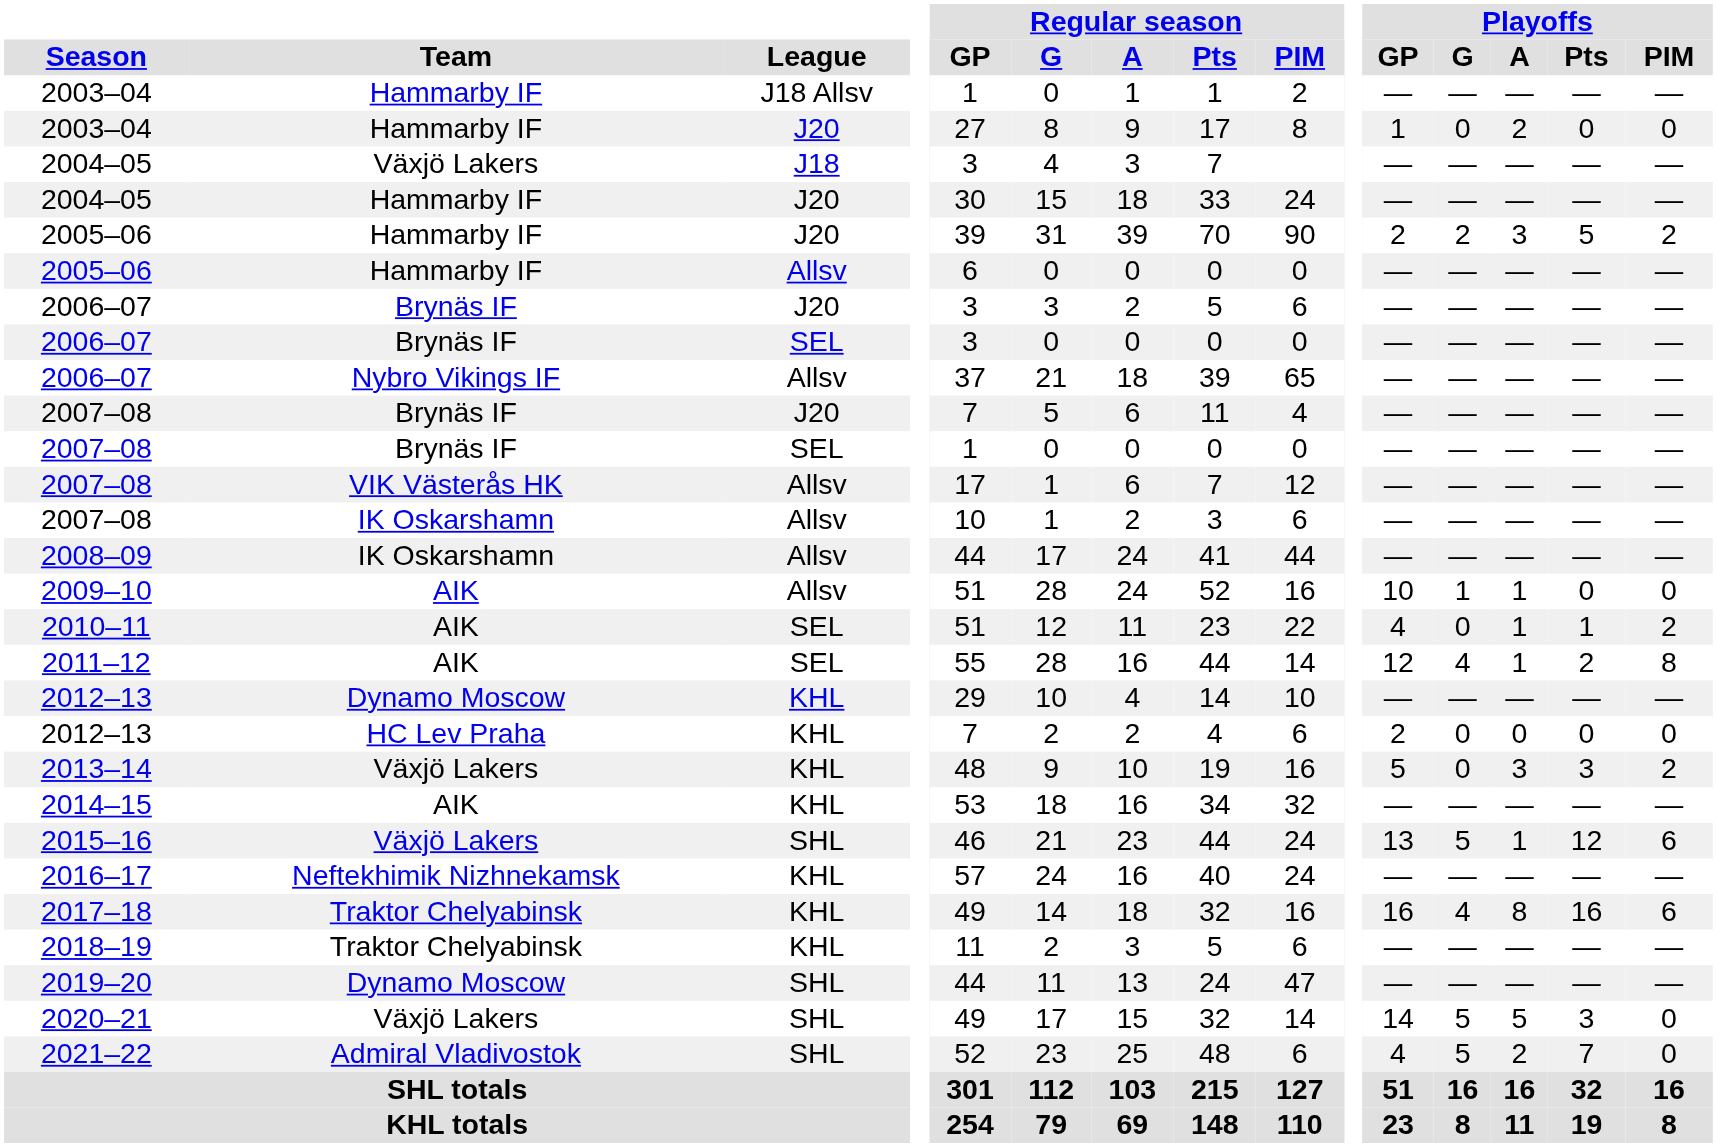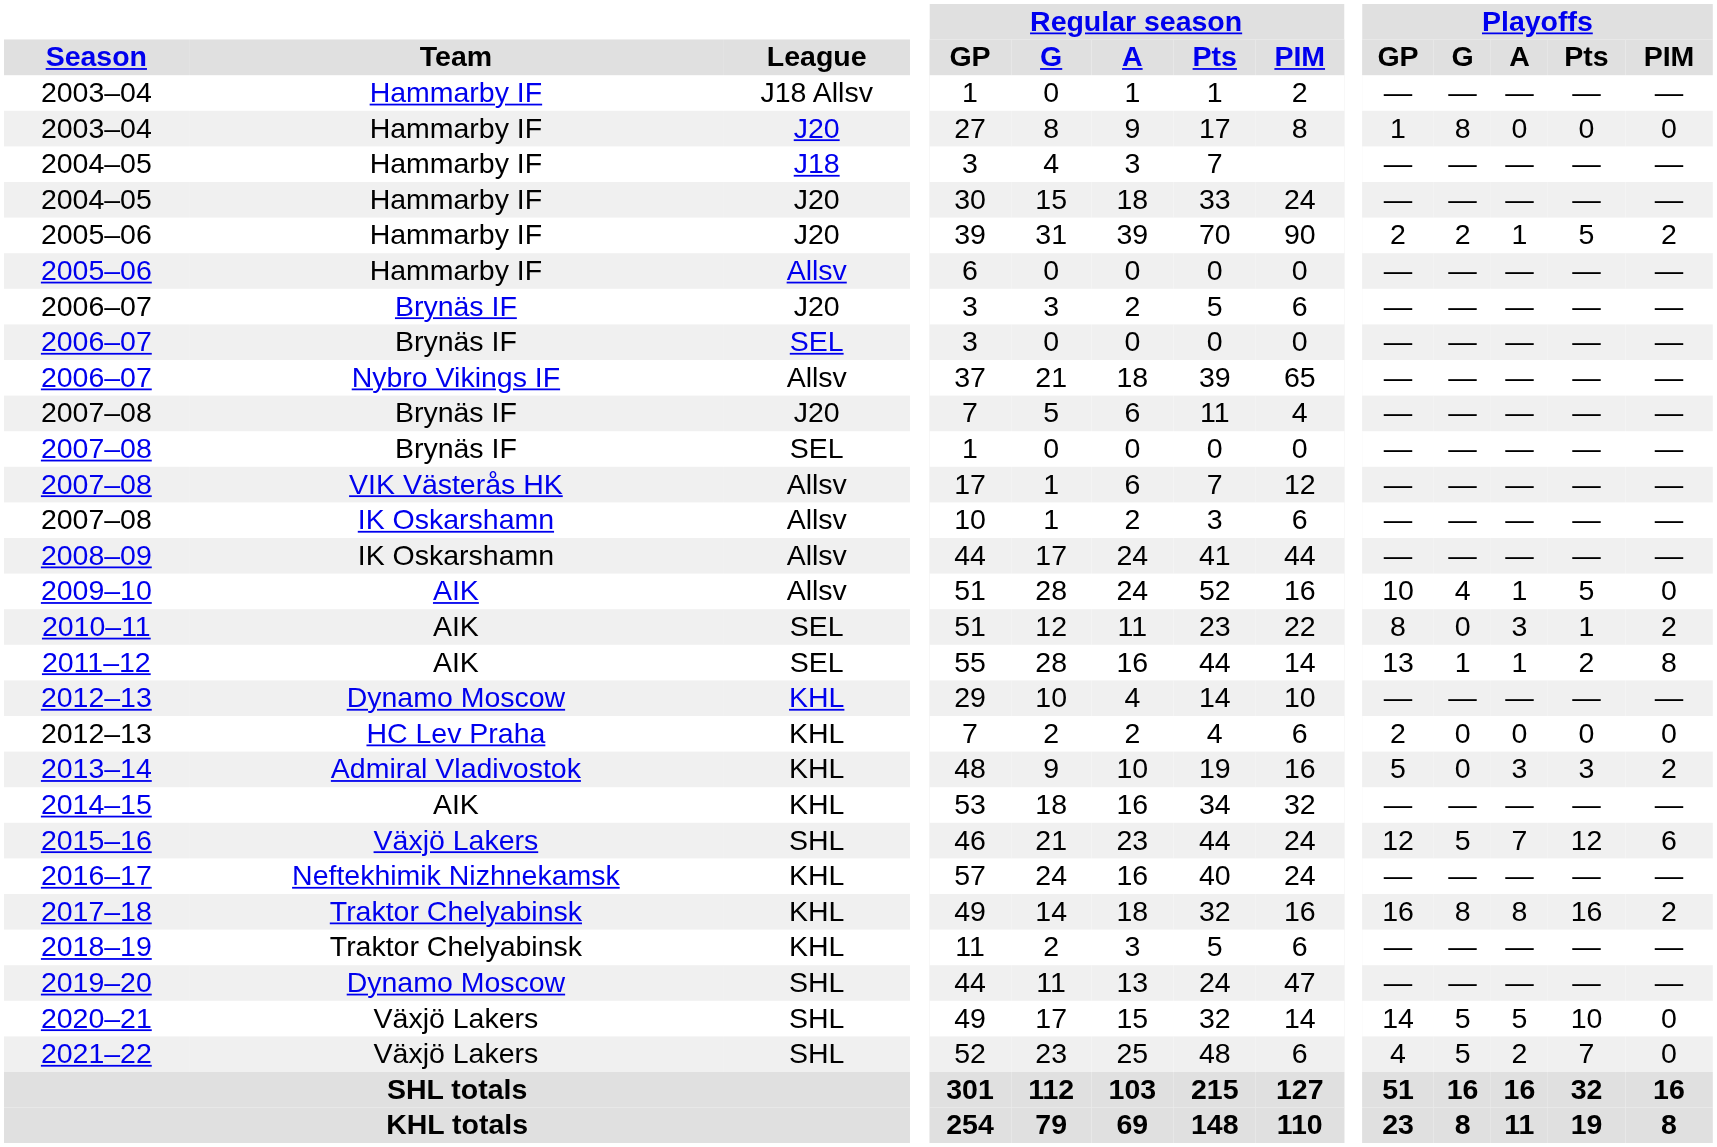(1463, 128) 0 -> (1463, 128) 8
(1519, 128) 2 -> (1519, 128) 0
(456, 163) Växjö Lakers -> (456, 163) Hammarby IF
(1519, 235) 3 -> (1519, 235) 1
(1463, 591) 1 -> (1463, 591) 4
(1586, 591) 0 -> (1586, 591) 5
(1398, 626) 4 -> (1398, 626) 8
(1519, 626) 1 -> (1519, 626) 3
(1398, 662) 12 -> (1398, 662) 13
(1463, 662) 4 -> (1463, 662) 1
(456, 769) Växjö Lakers -> (456, 769) Admiral Vladivostok
(1398, 840) 13 -> (1398, 840) 12
(1519, 840) 1 -> (1519, 840) 7
(1463, 911) 4 -> (1463, 911) 8
(1669, 911) 6 -> (1669, 911) 2
(1586, 1018) 3 -> (1586, 1018) 10
(456, 1053) Admiral Vladivostok -> (456, 1053) Växjö Lakers
